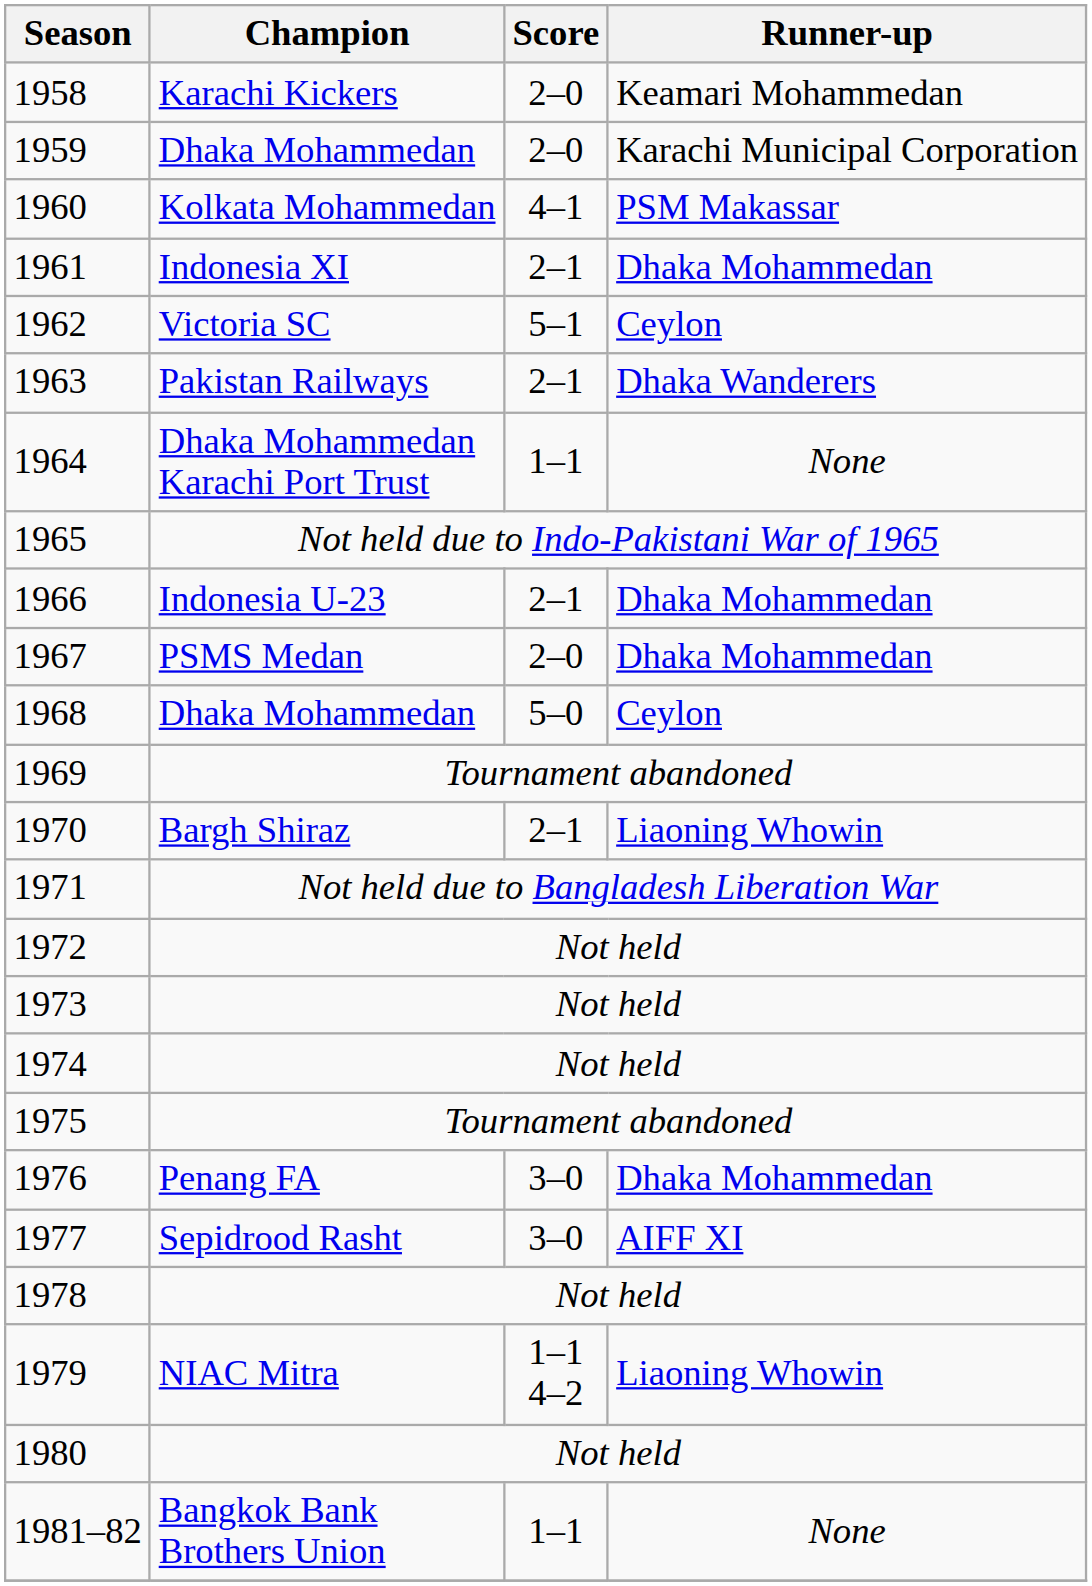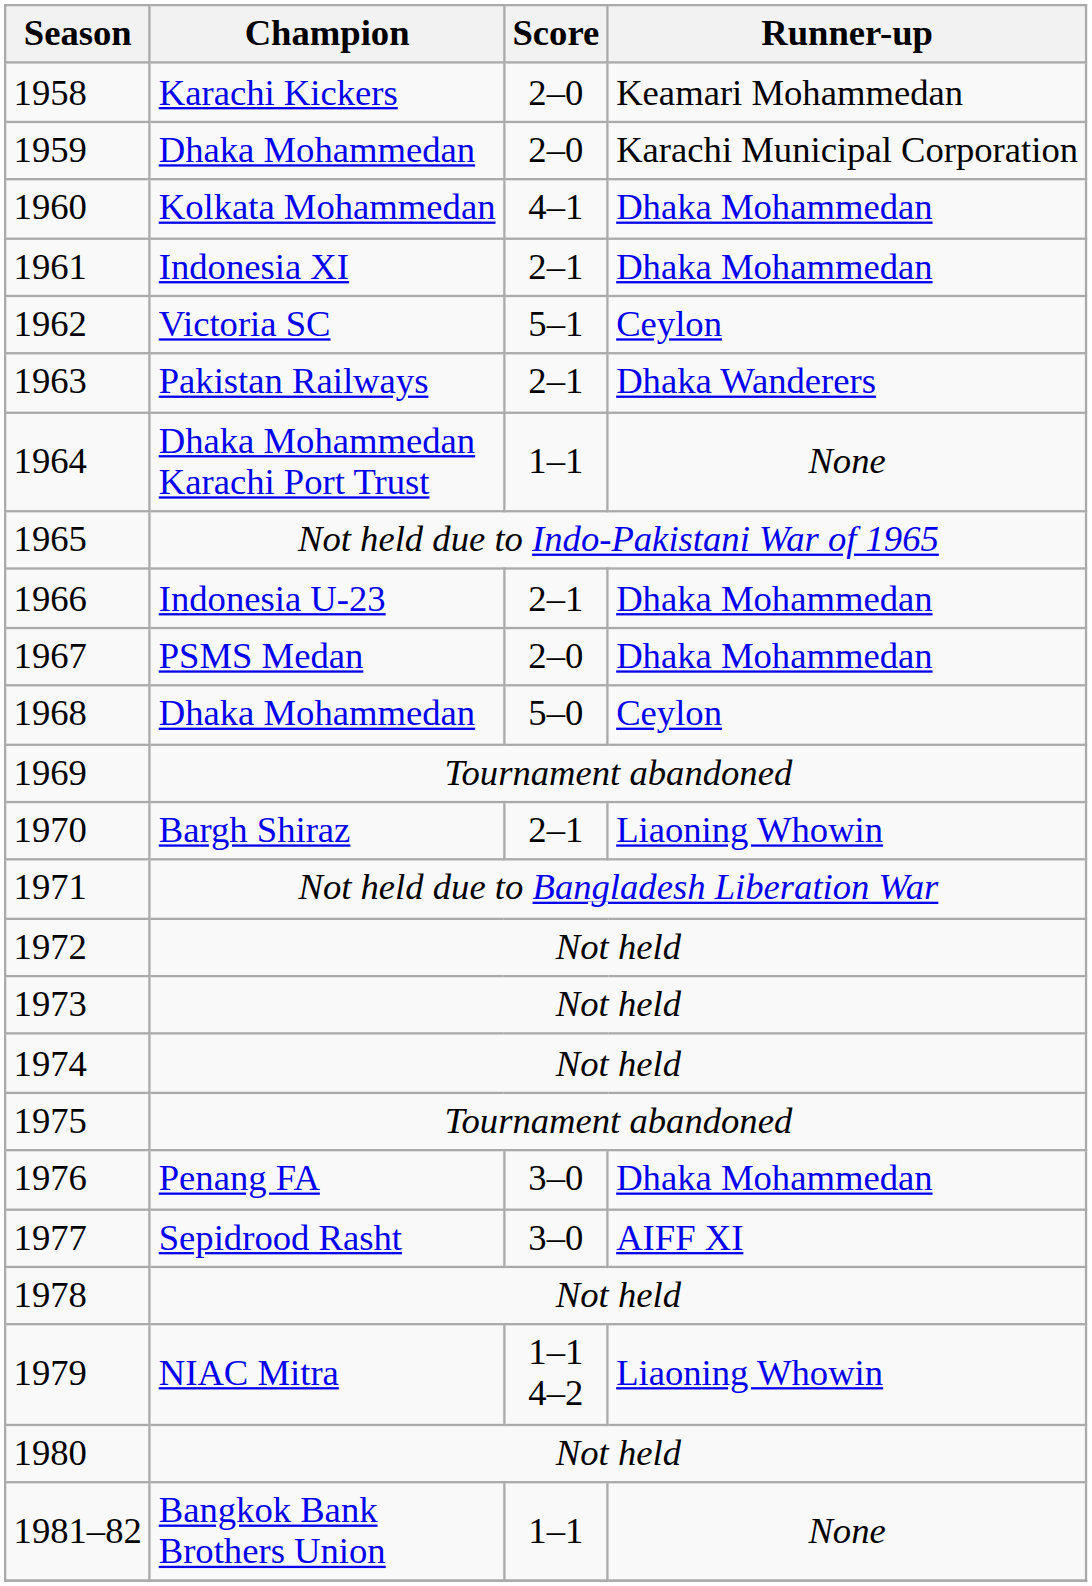(728, 207) PSM Makassar -> (774, 207) Dhaka Mohammedan
